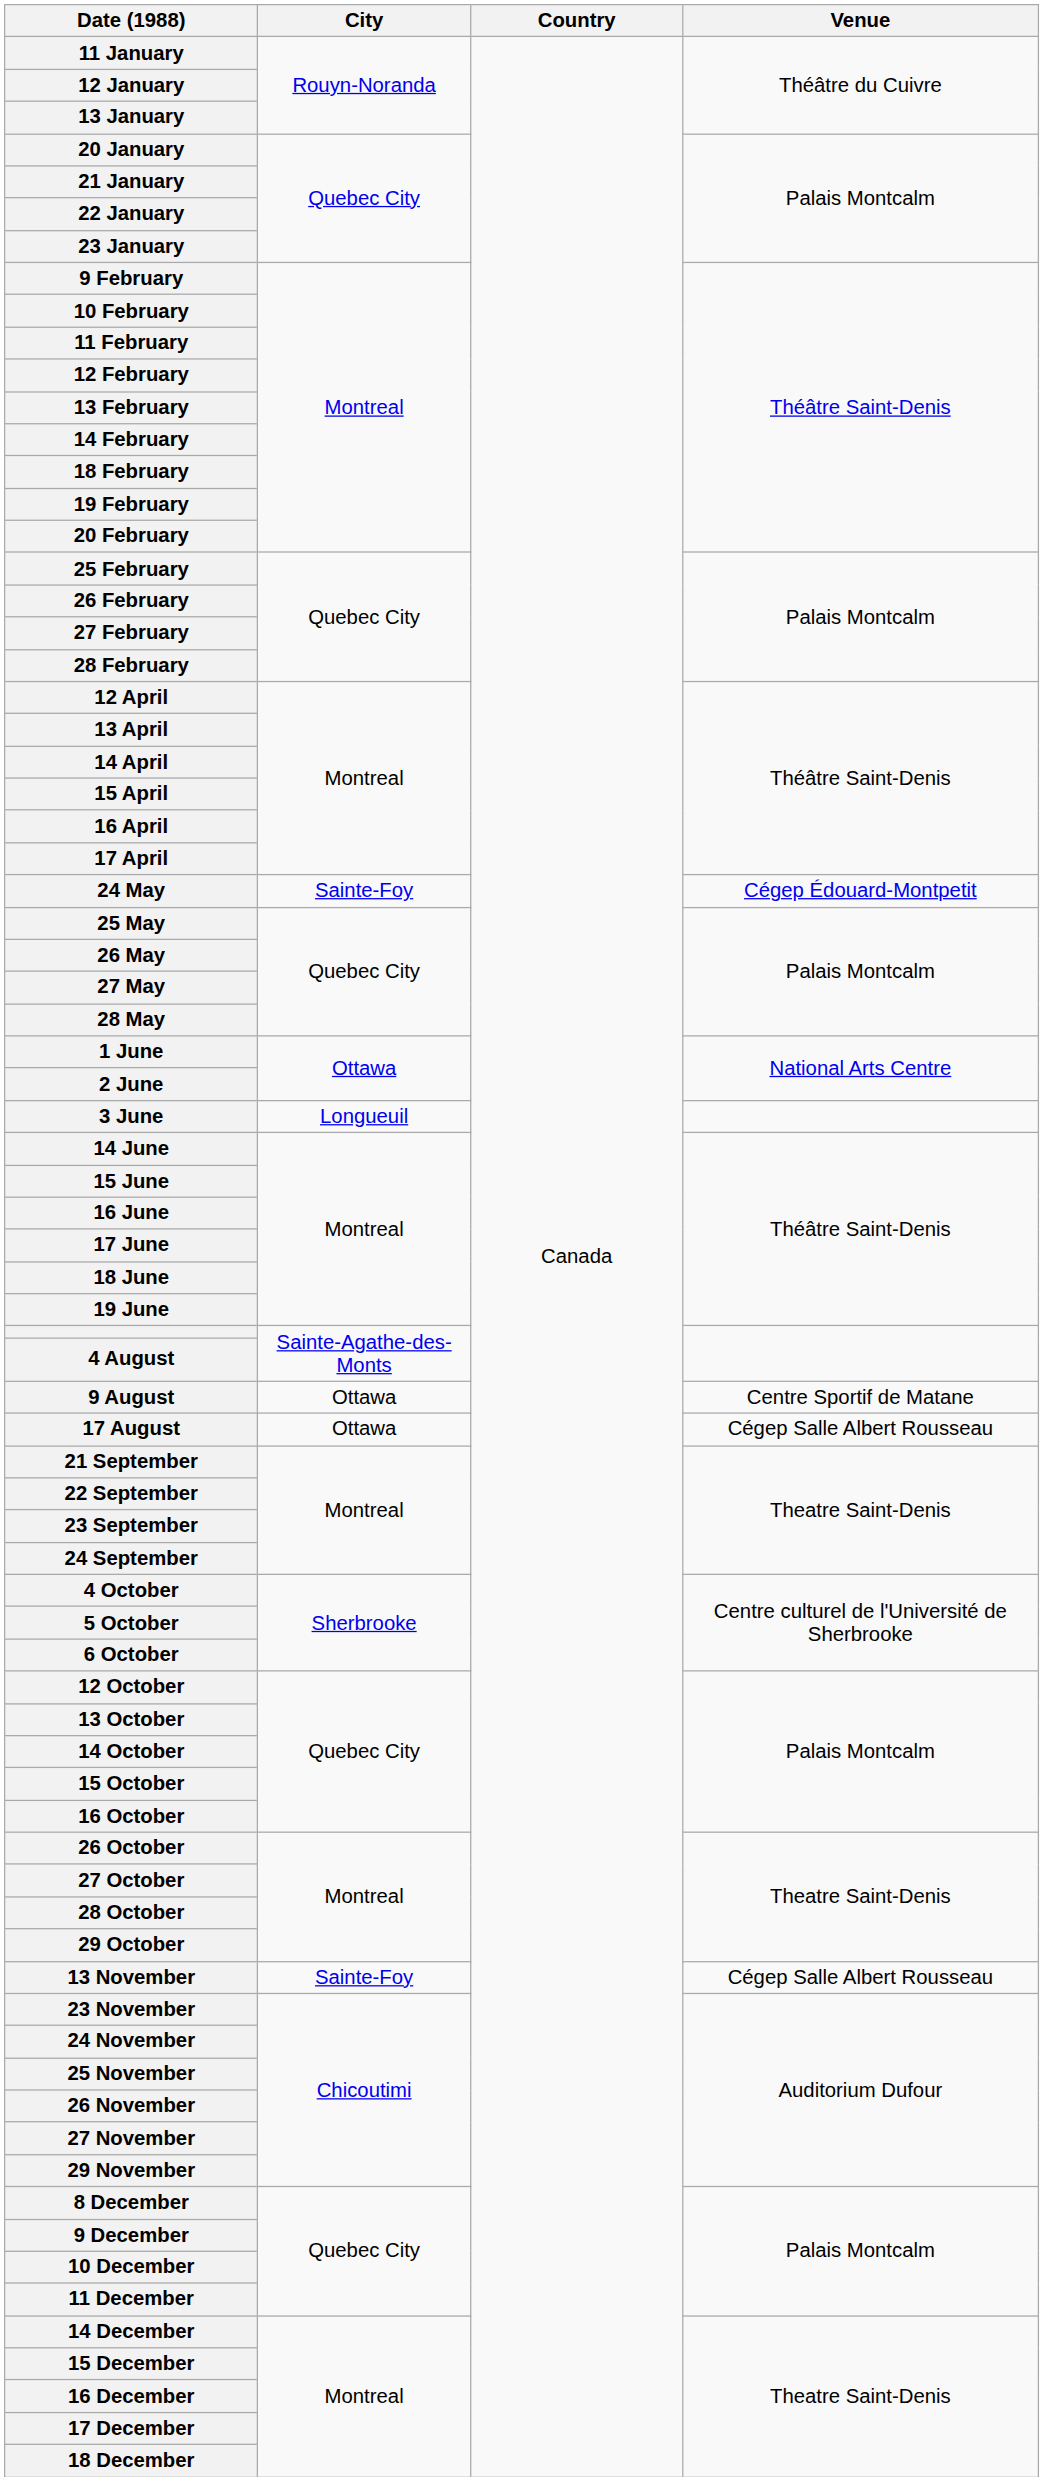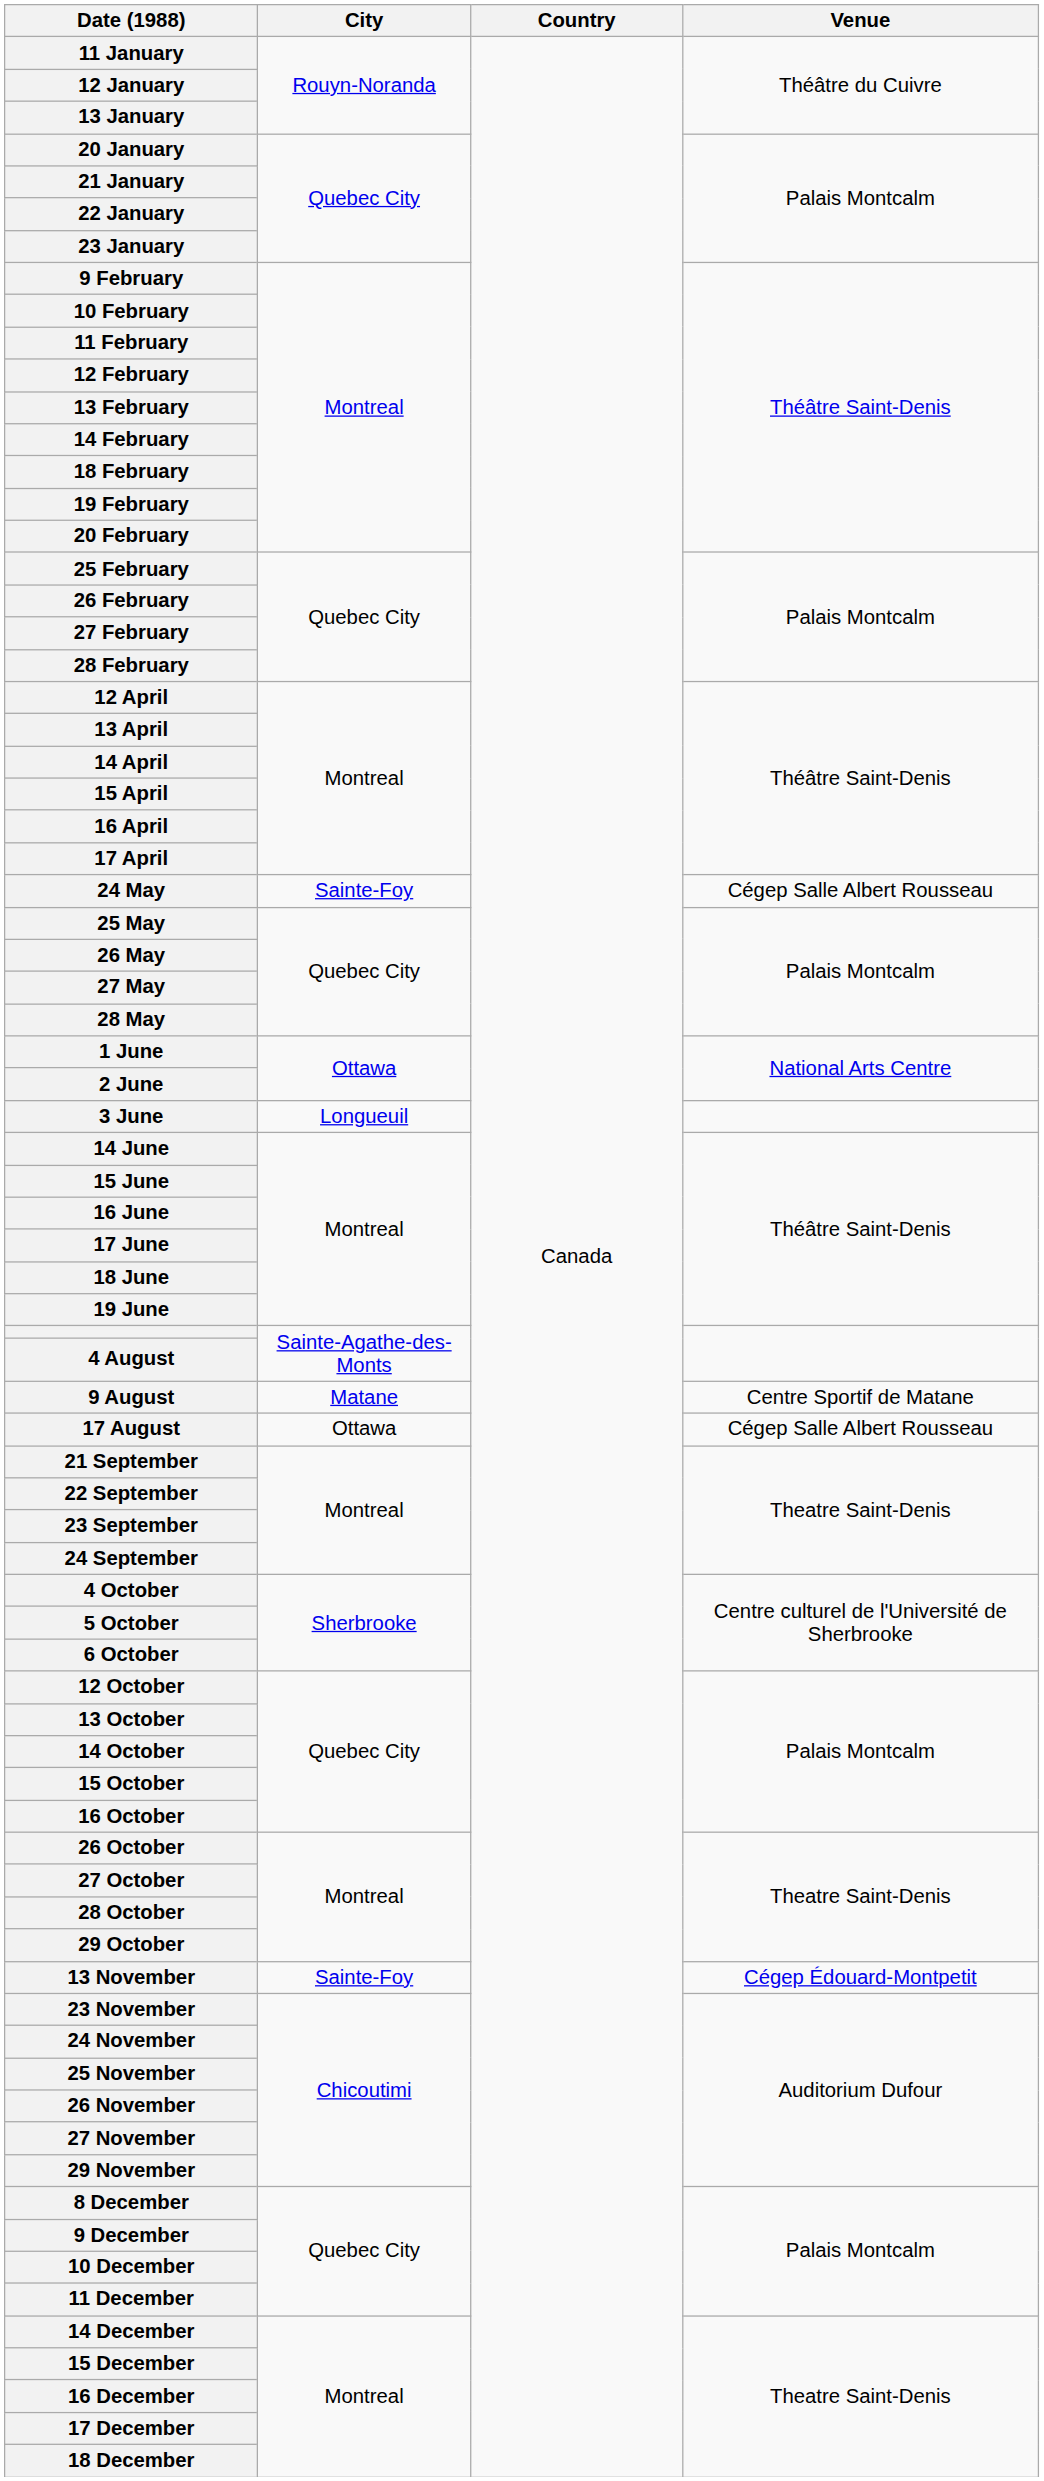(860, 890) Cégep Édouard-Montpetit -> (860, 890) Cégep Salle Albert Rousseau
(364, 1396) Ottawa -> (364, 1396) Matane
(860, 1977) Cégep Salle Albert Rousseau -> (860, 1977) Cégep Édouard-Montpetit
